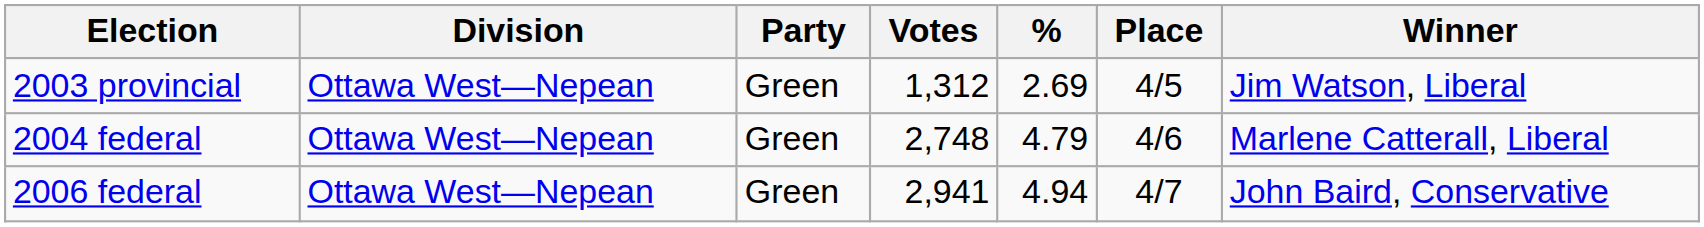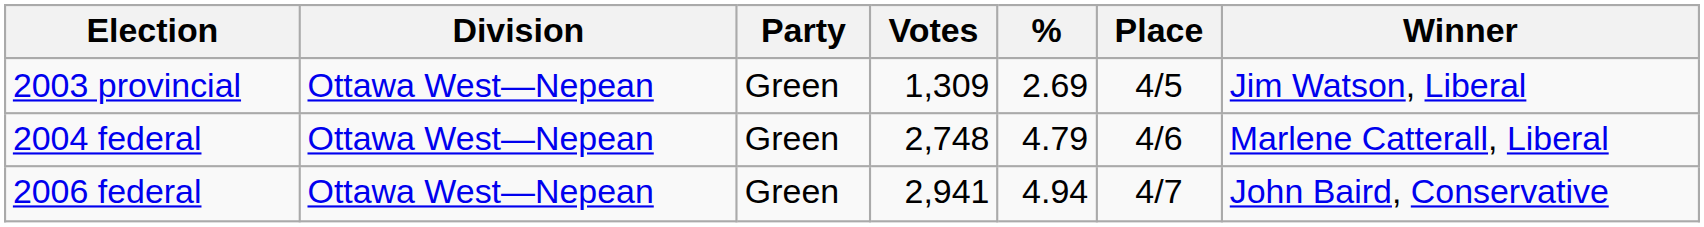(947, 85) 1,312 -> (947, 85) 1,309
